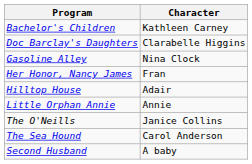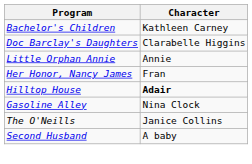rows swapped: (47, 58) <-> (61, 105)
(157, 89) normal -> (157, 89) bold
- row: (44, 136)
